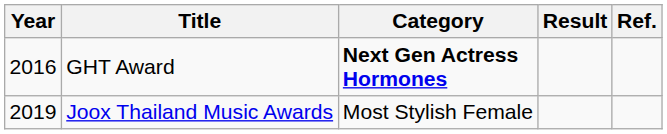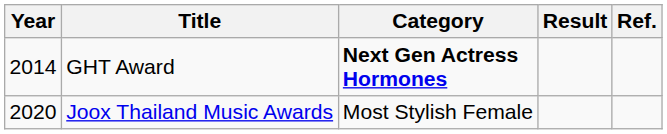(33, 66) 2016 -> (33, 66) 2014
(33, 111) 2019 -> (33, 111) 2020
